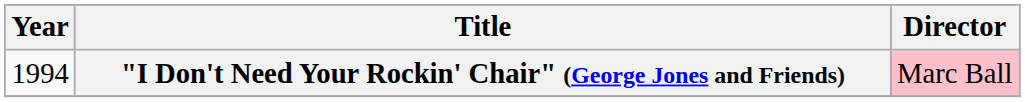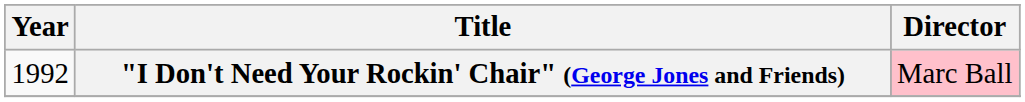(40, 72) 1994 -> (40, 72) 1992
